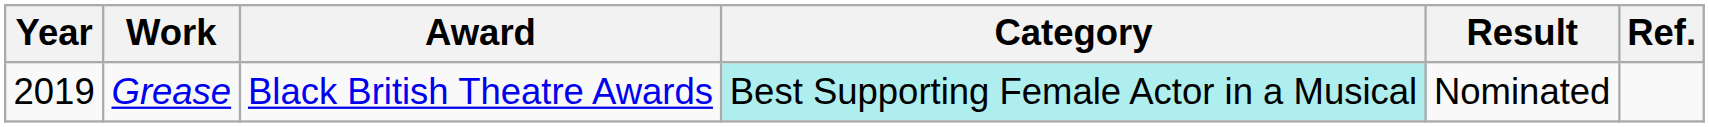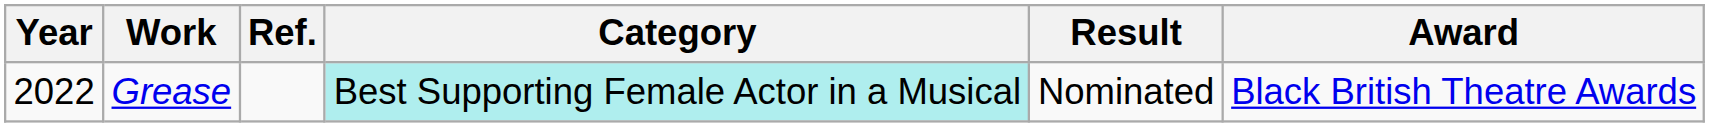columns swapped: (480, 33) <-> (1662, 33)
(54, 91) 2019 -> (54, 91) 2022
